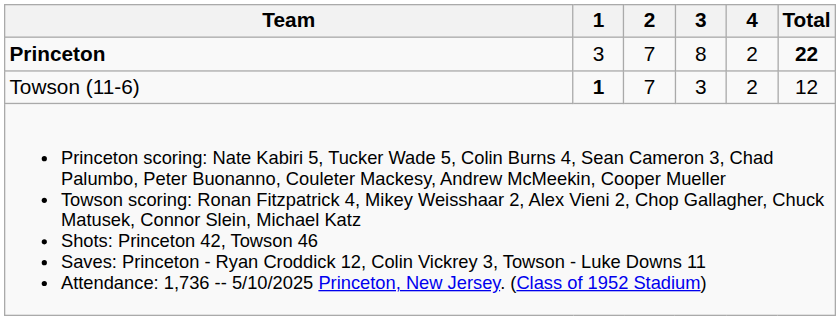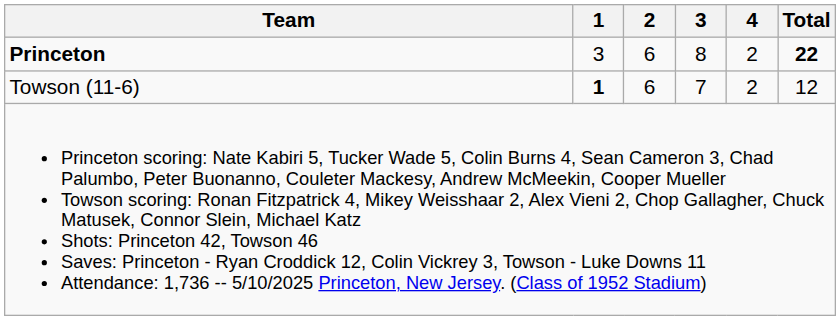(650, 53) 7 -> (650, 53) 6
(650, 86) 7 -> (650, 86) 6
(701, 86) 3 -> (701, 86) 7
